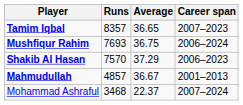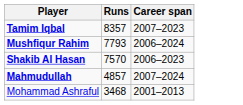- column: (153, 12)
(115, 44) 7693 -> (115, 44) 7793
(203, 76) 2001–2013 -> (159, 76) 2007–2024
(203, 92) 2007–2024 -> (159, 92) 2001–2013
